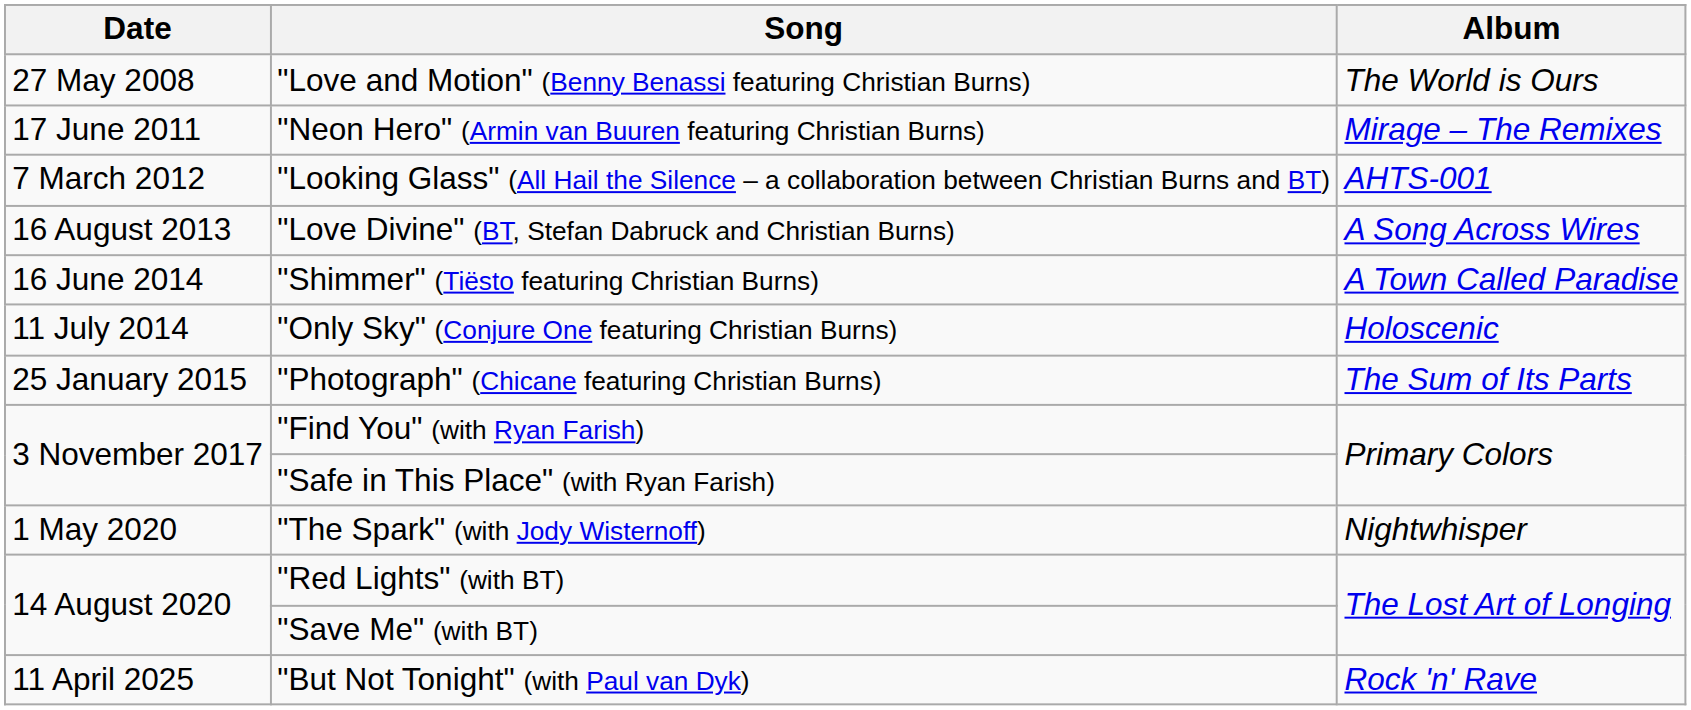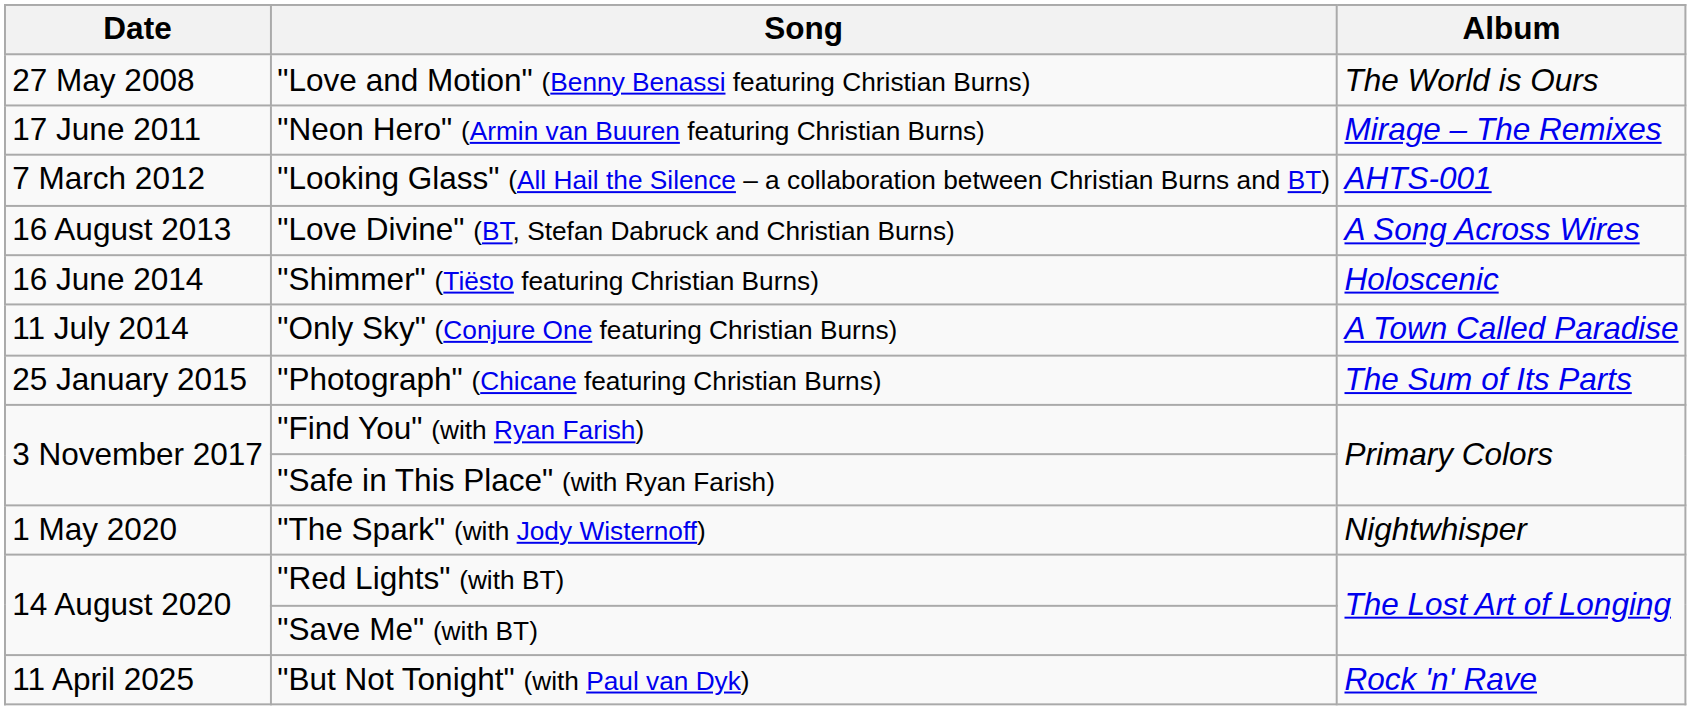(1512, 279) A Town Called Paradise -> (1422, 279) Holoscenic
(1422, 329) Holoscenic -> (1512, 329) A Town Called Paradise
